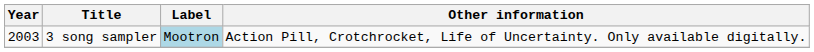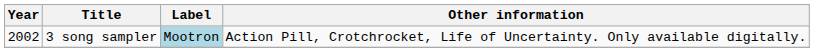(24, 37) 2003 -> (24, 37) 2002
